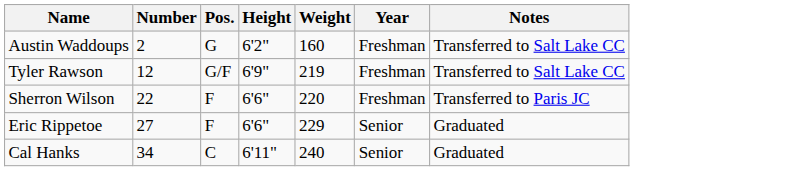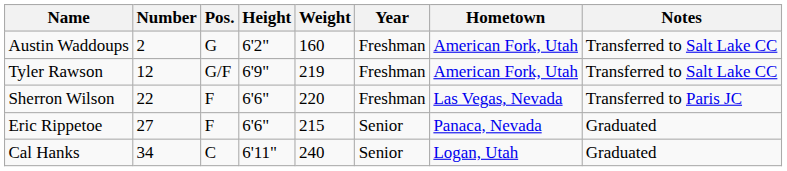+ column: (506, 17)
(312, 125) 229 -> (312, 125) 215
